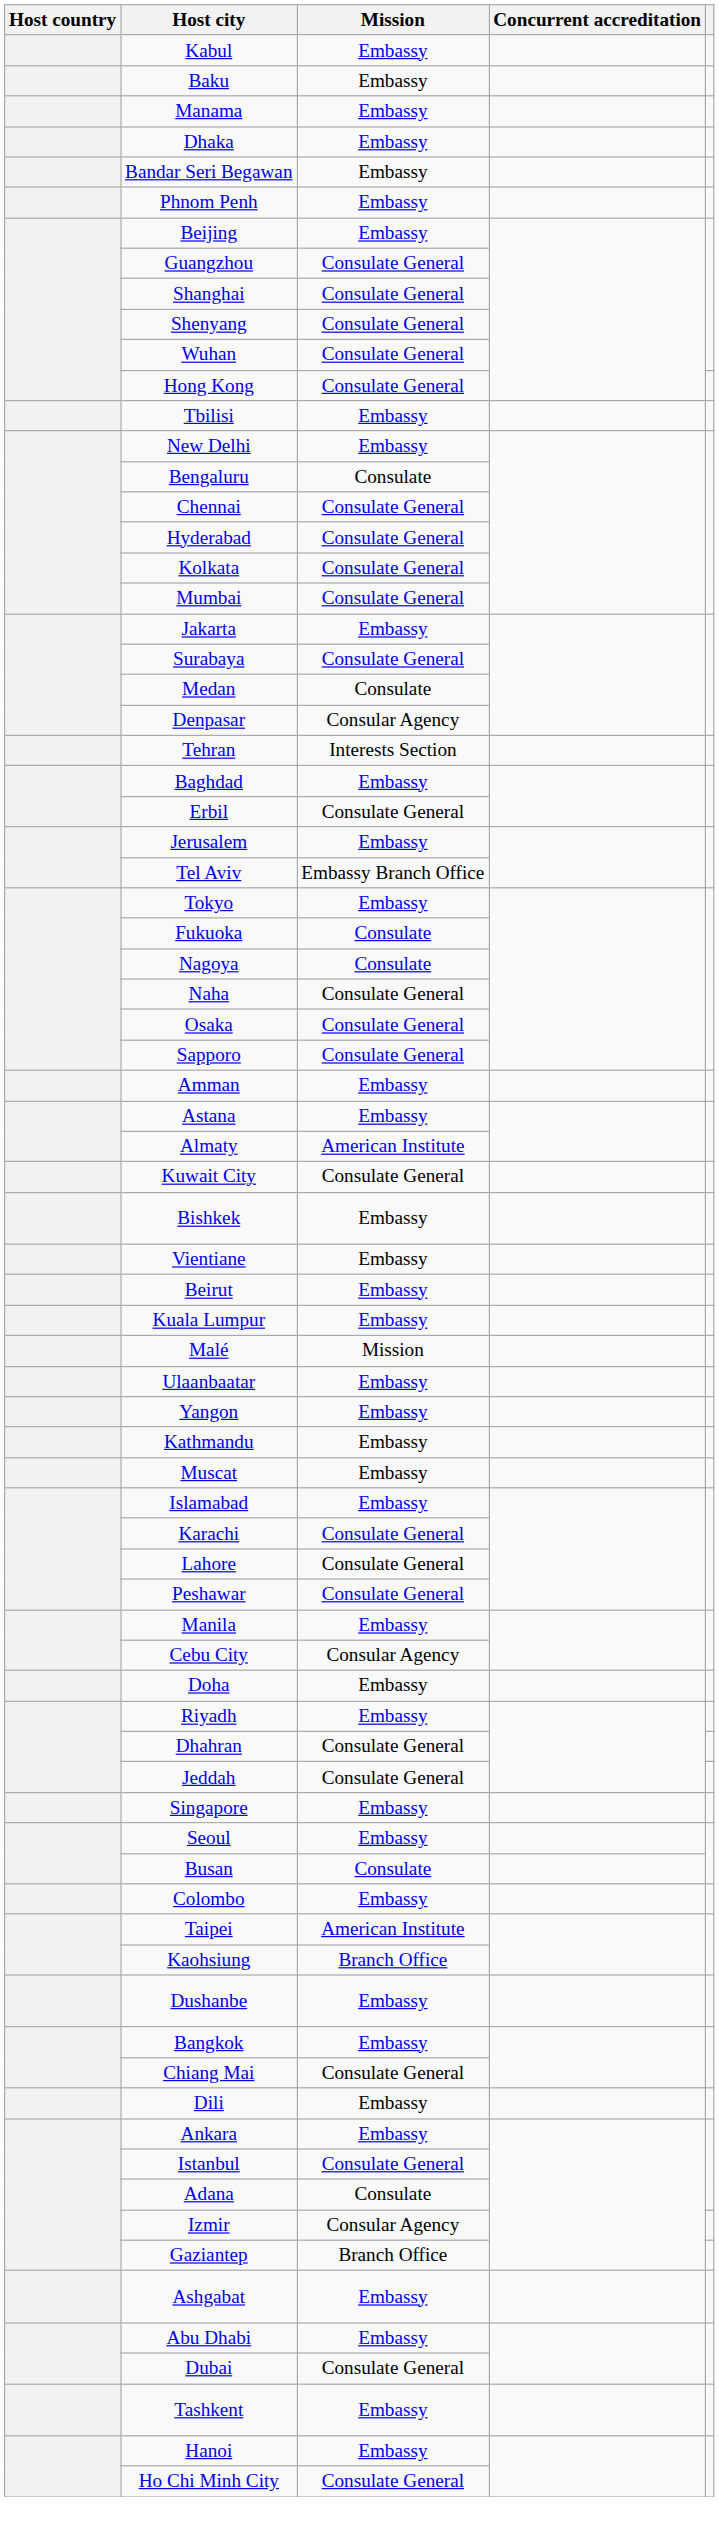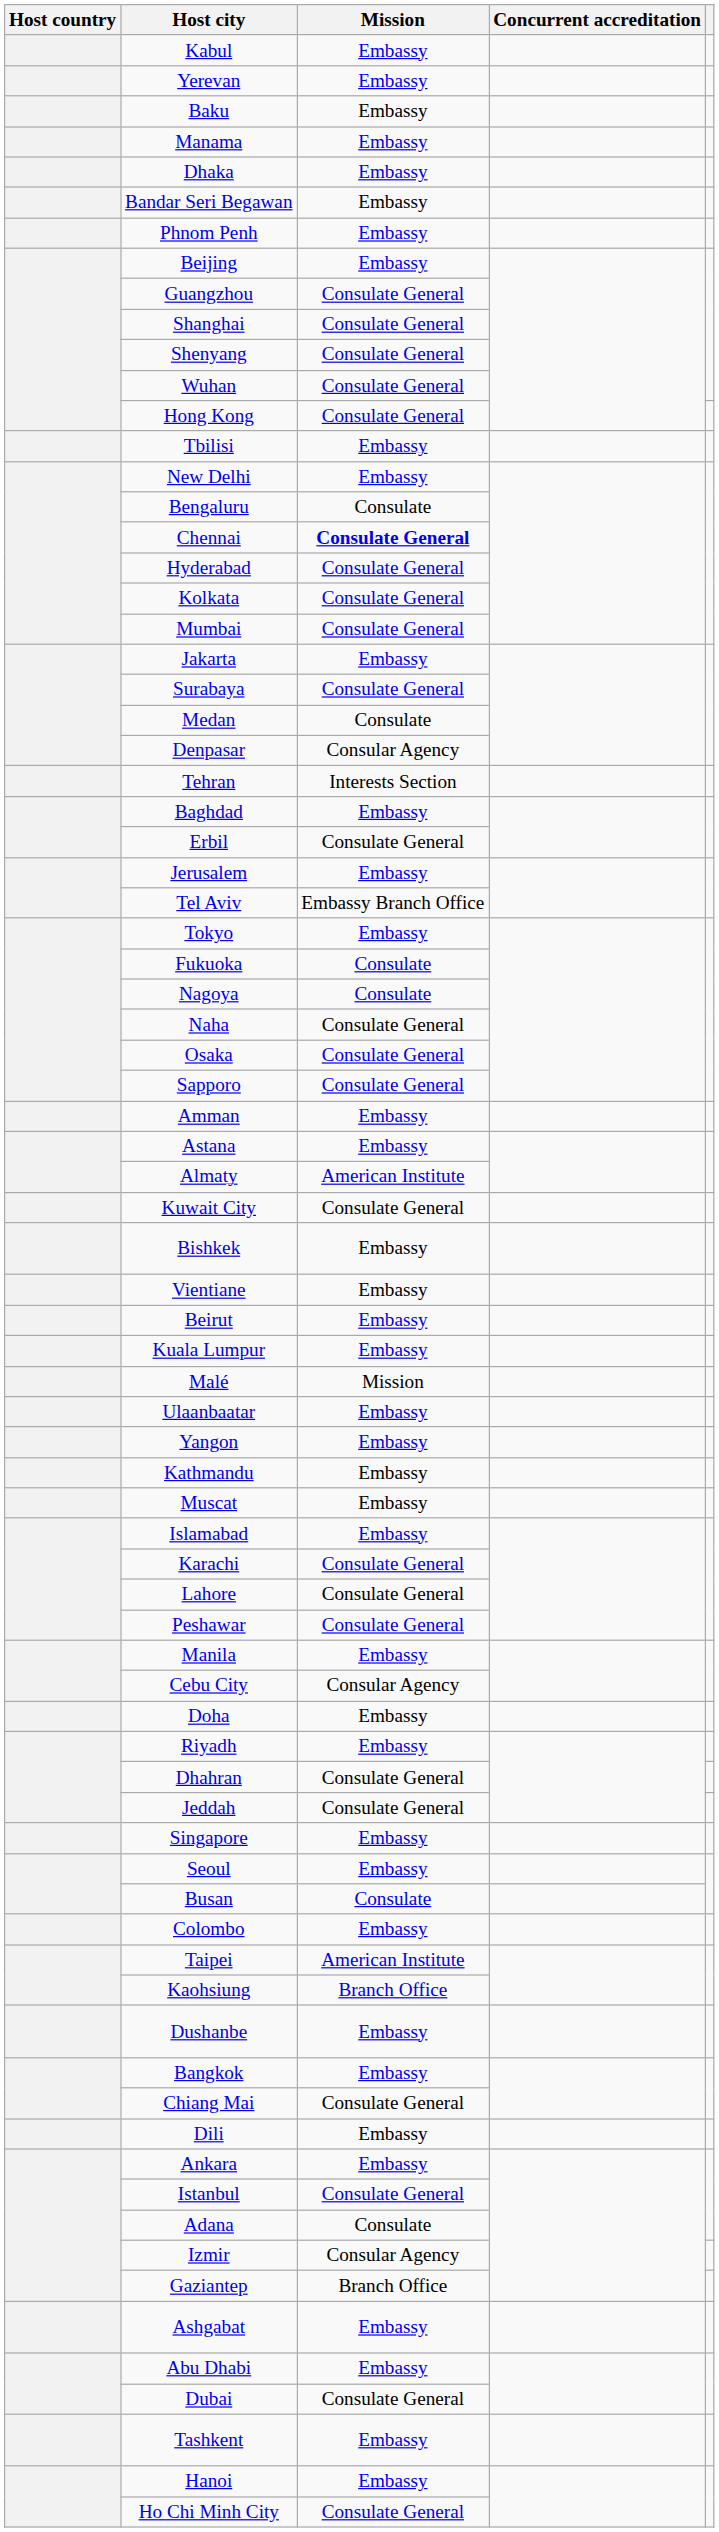+ row: (209, 80)
(393, 506) normal -> (393, 537) bold
